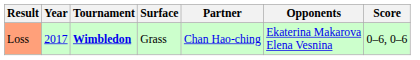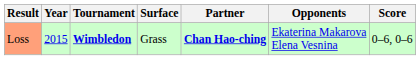(56, 38) 2017 -> (56, 38) 2015
(222, 38) normal -> (225, 38) bold
